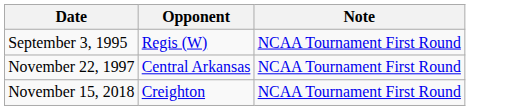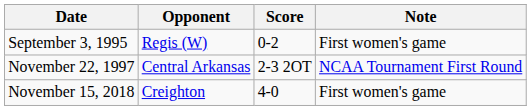+ column: (285, 17)
(359, 42) NCAA Tournament First Round -> (383, 42) First women's game
(359, 92) NCAA Tournament First Round -> (383, 92) First women's game
